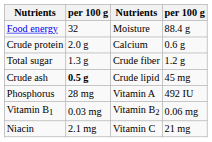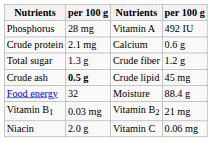rows swapped: (32, 28) <-> (31, 93)
(78, 45) 2.0 g -> (82, 45) 2.1 mg
(181, 111) 0.06 mg -> (177, 111) 21 mg
(82, 128) 2.1 mg -> (78, 128) 2.0 g
(177, 128) 21 mg -> (181, 128) 0.06 mg
